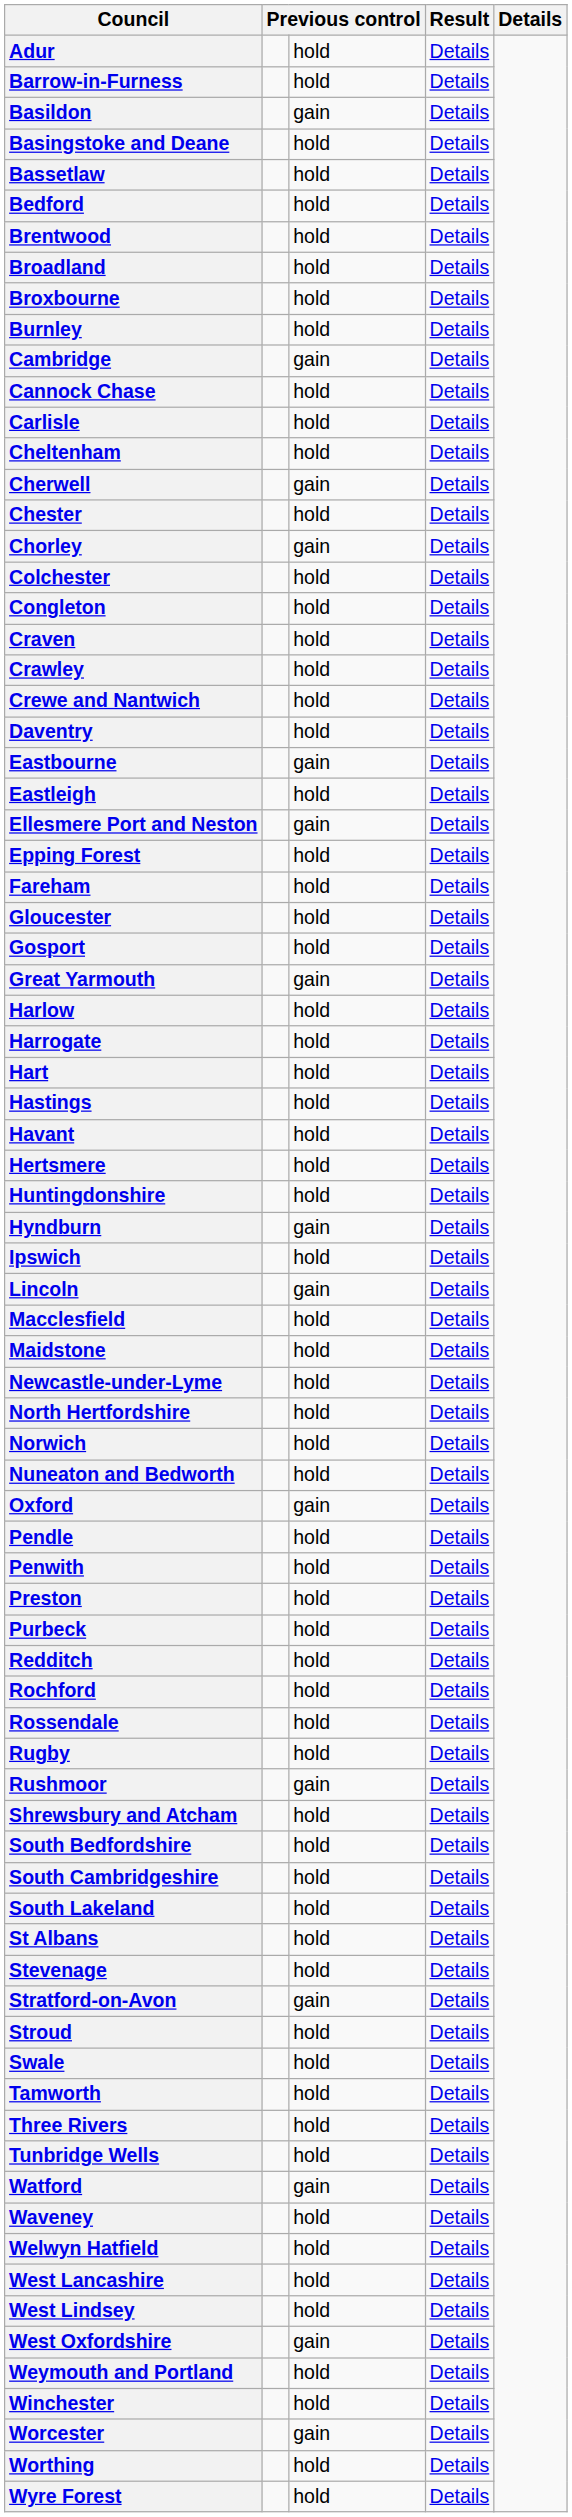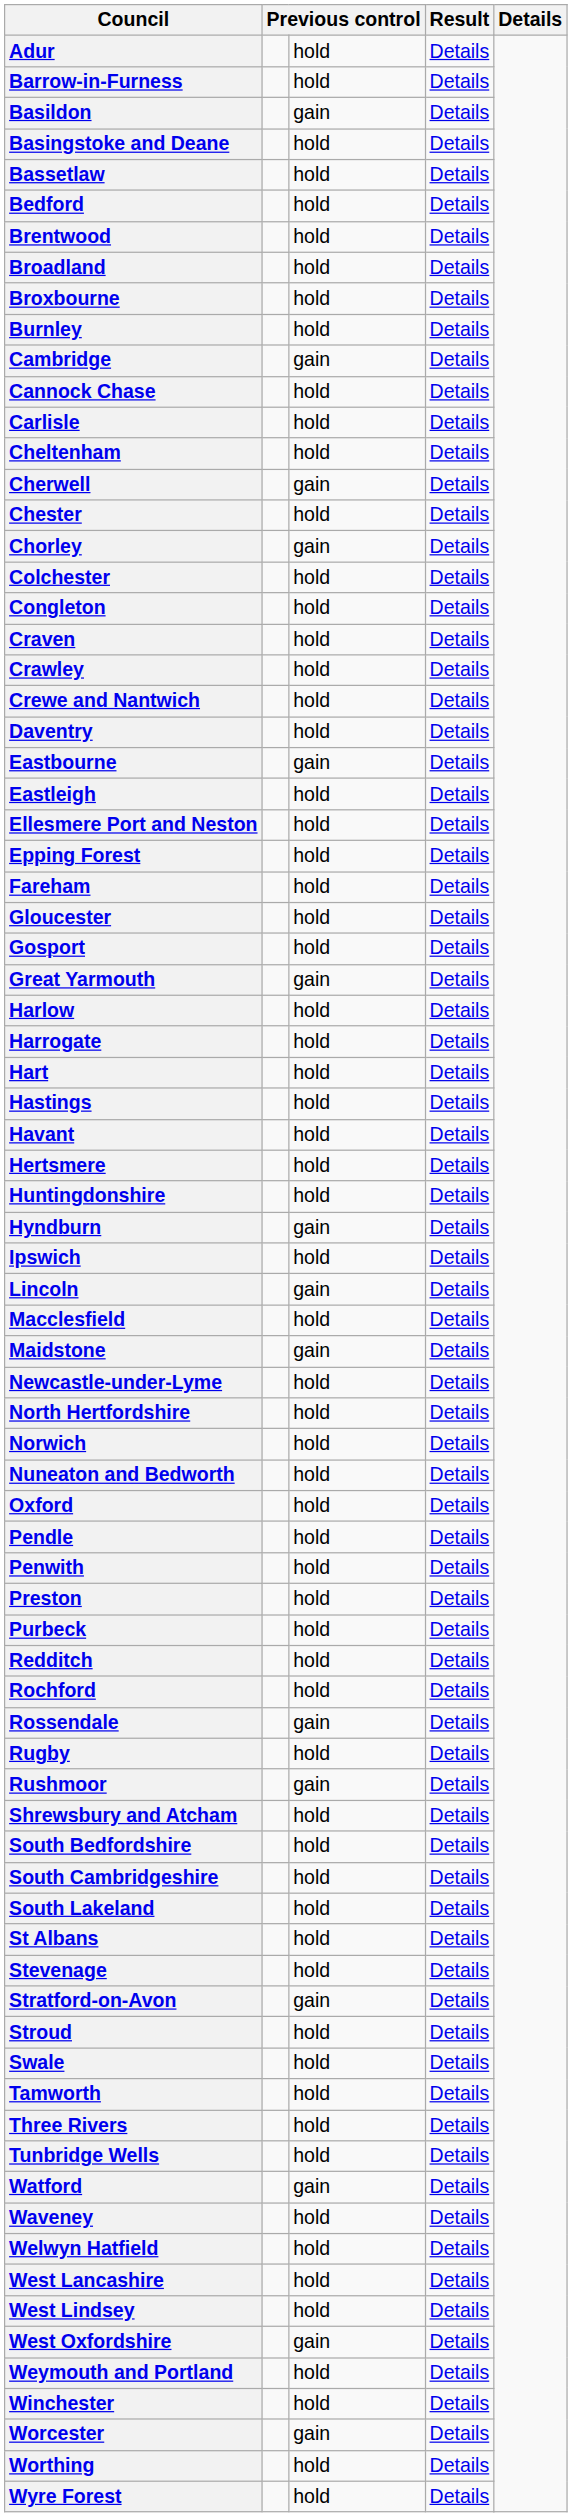(312, 824) gain -> (312, 824) hold
(312, 1351) hold -> (312, 1351) gain
(312, 1505) gain -> (312, 1505) hold
(312, 1722) hold -> (312, 1722) gain
